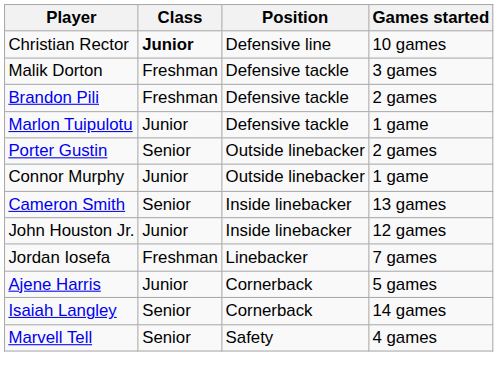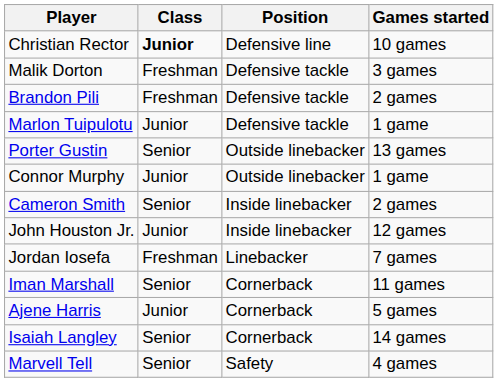(405, 151) 2 games -> (409, 151) 13 games
(409, 204) 13 games -> (405, 204) 2 games
+ row: (61, 284)
